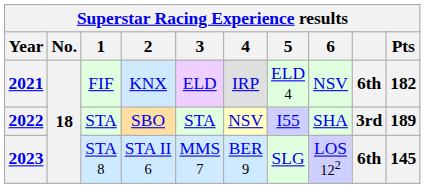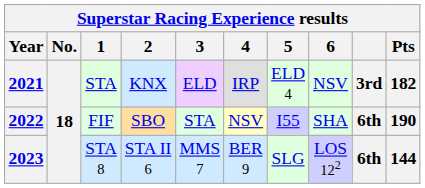(101, 83) FIF -> (101, 83) STA
(369, 83) 6th -> (369, 83) 3rd
(101, 120) STA -> (101, 120) FIF
(369, 120) 3rd -> (369, 120) 6th
(403, 120) 189 -> (403, 120) 190
(403, 159) 145 -> (403, 159) 144
